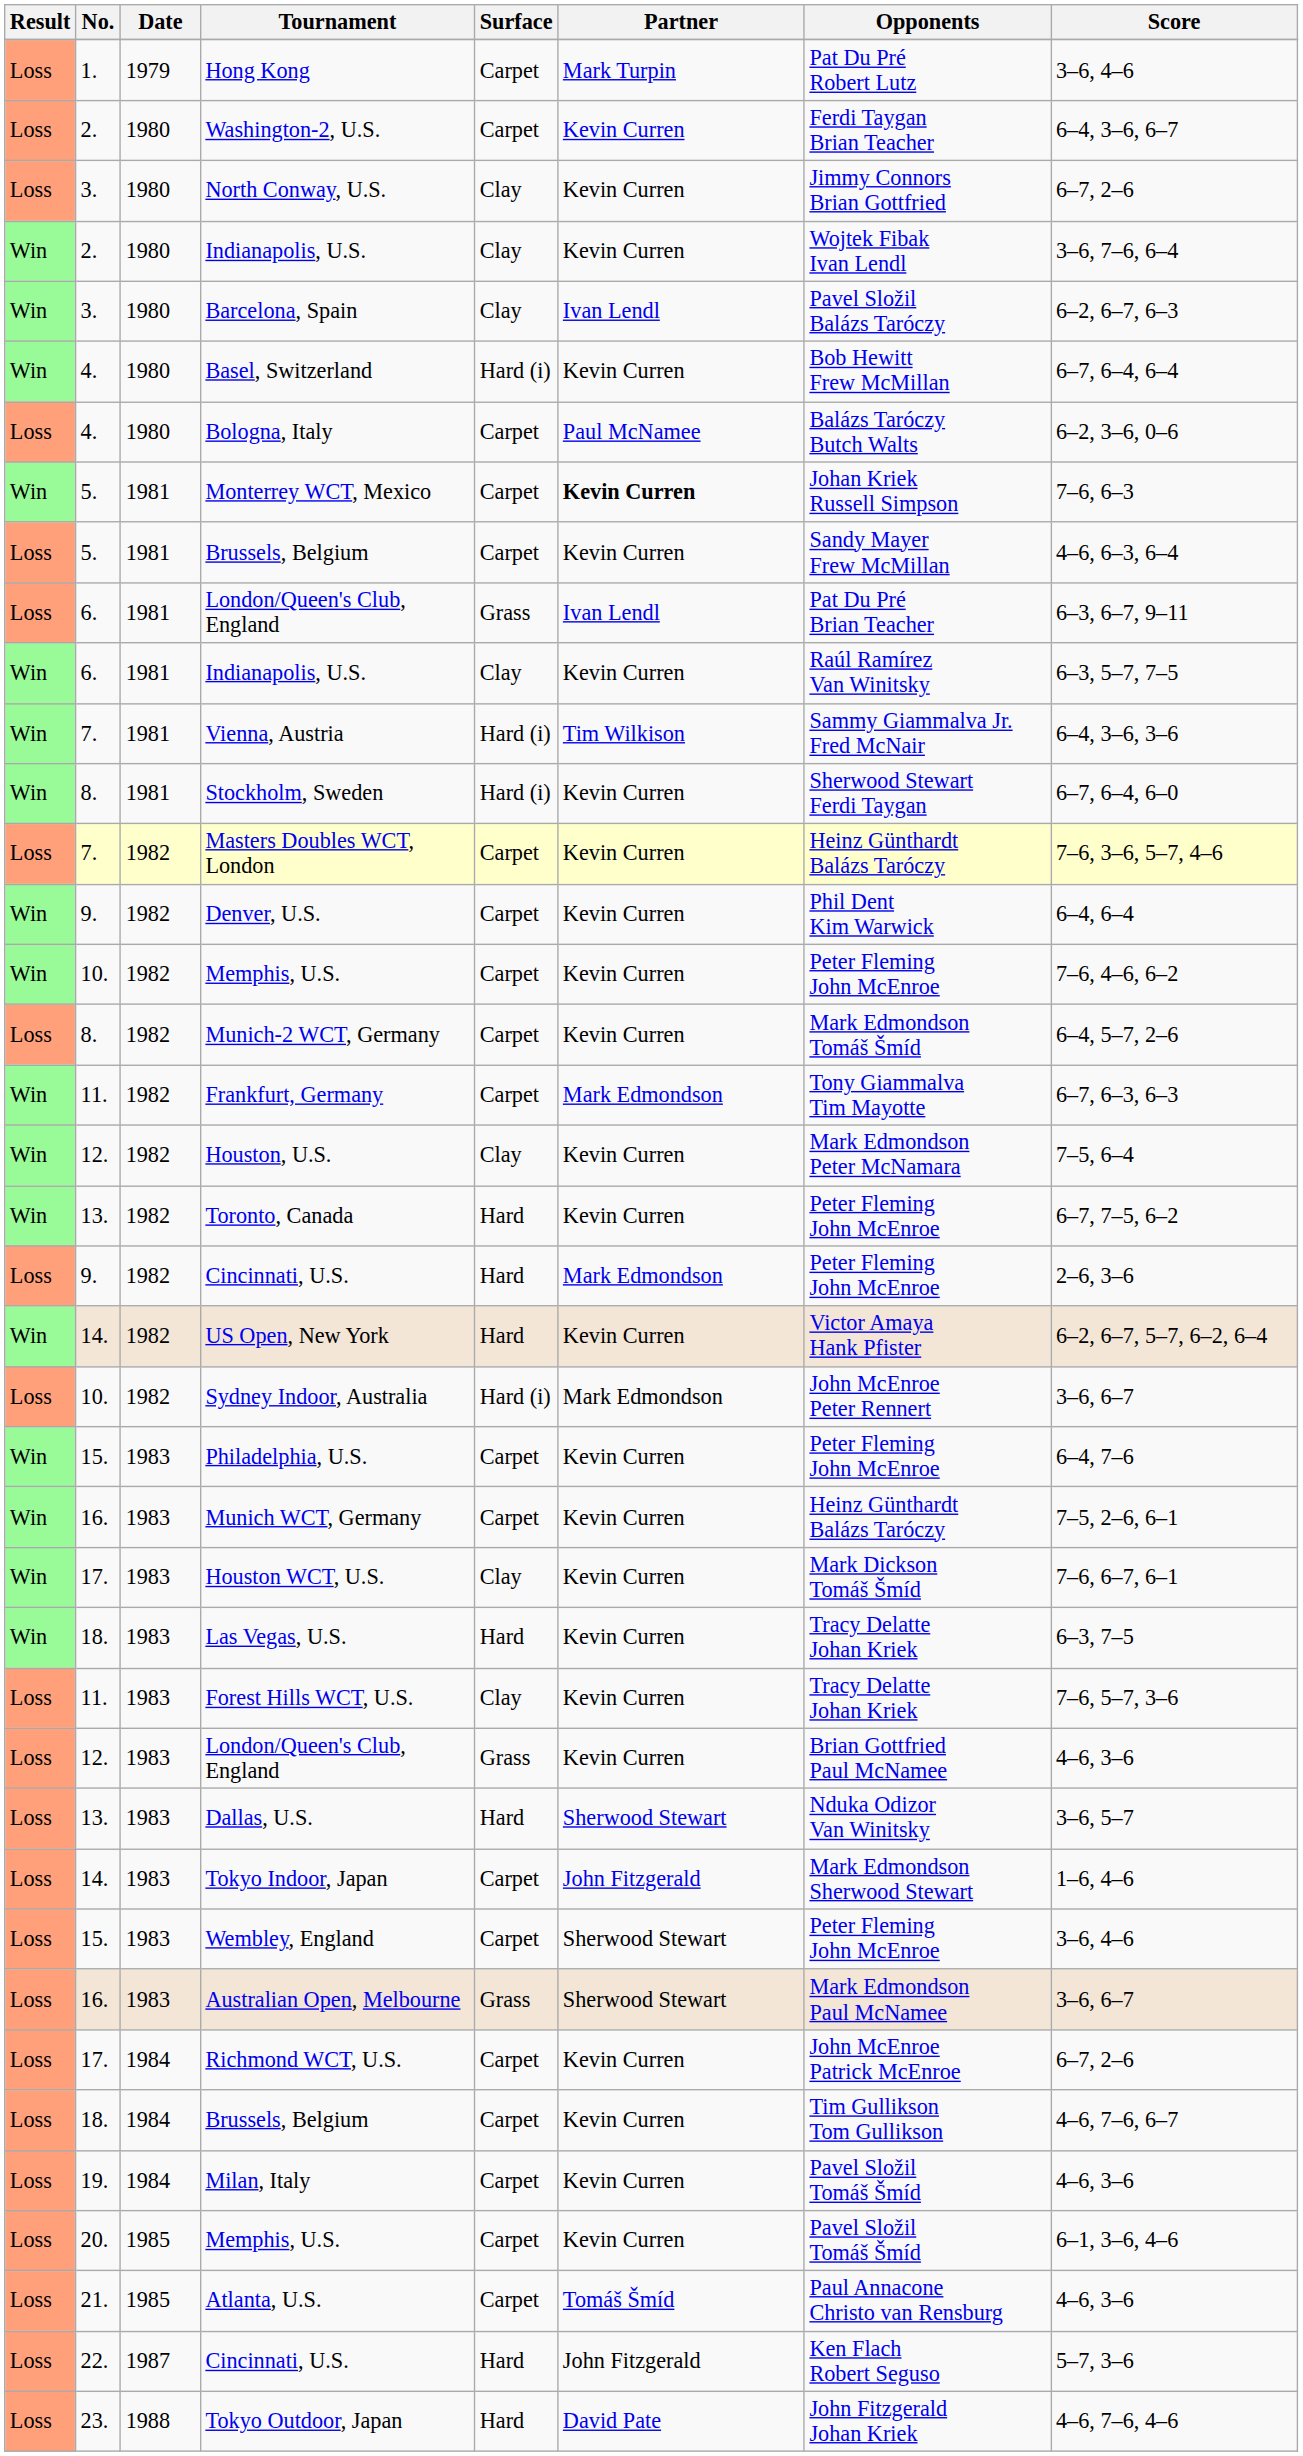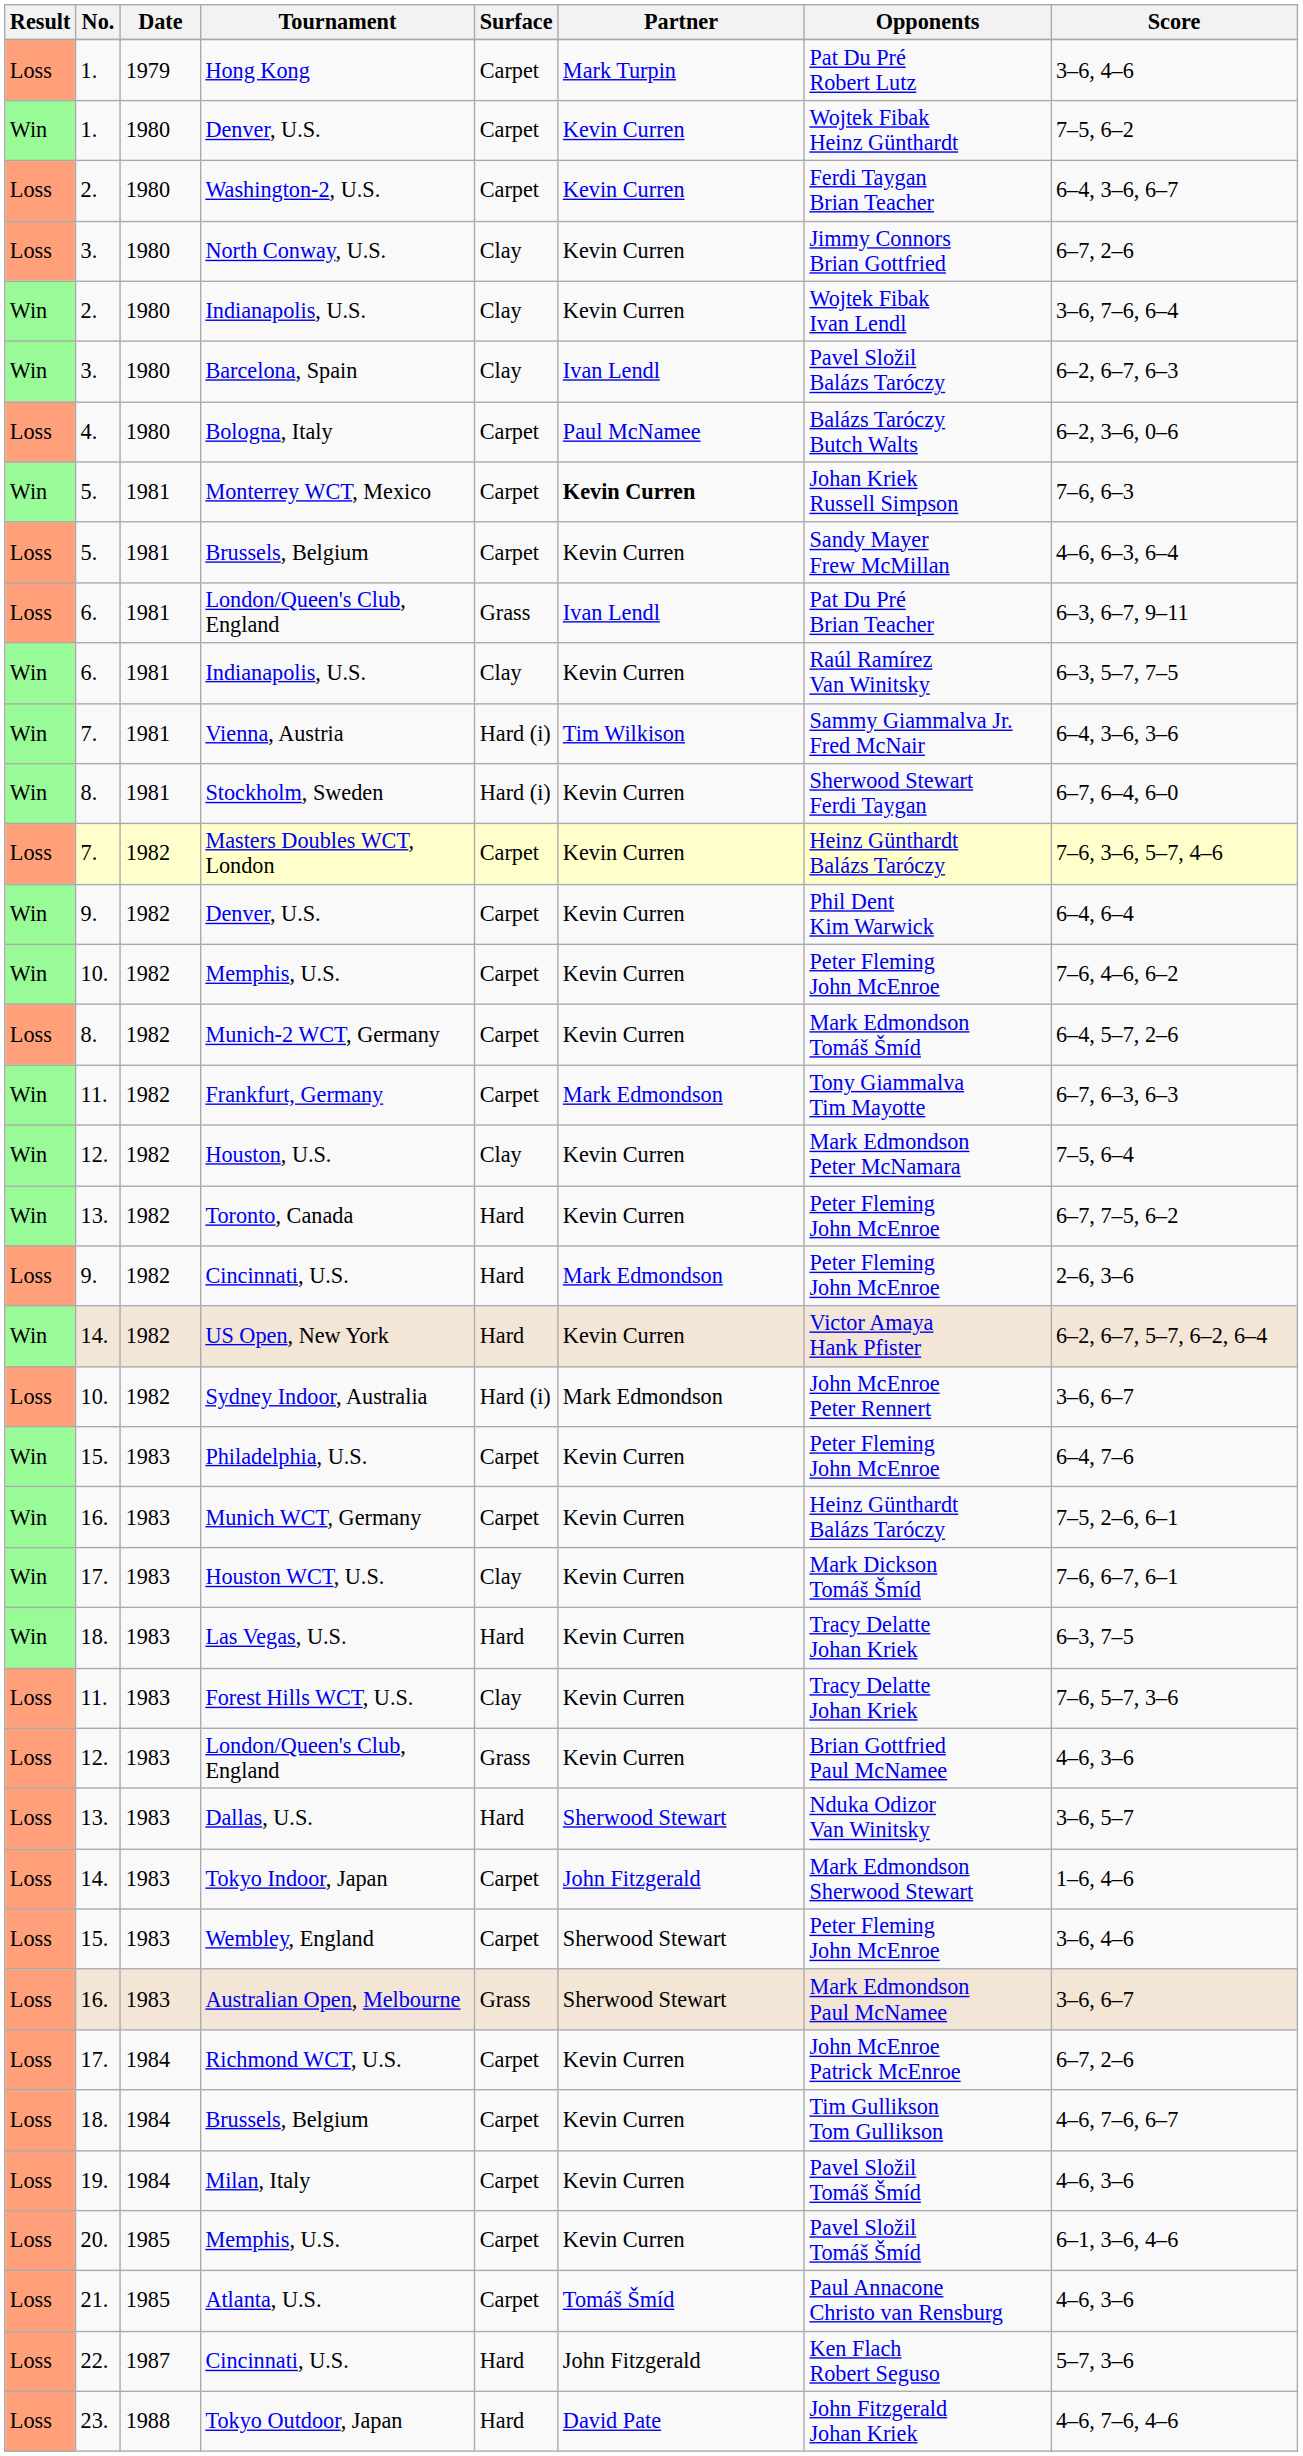+ row: (89, 130)
- row: (89, 371)
